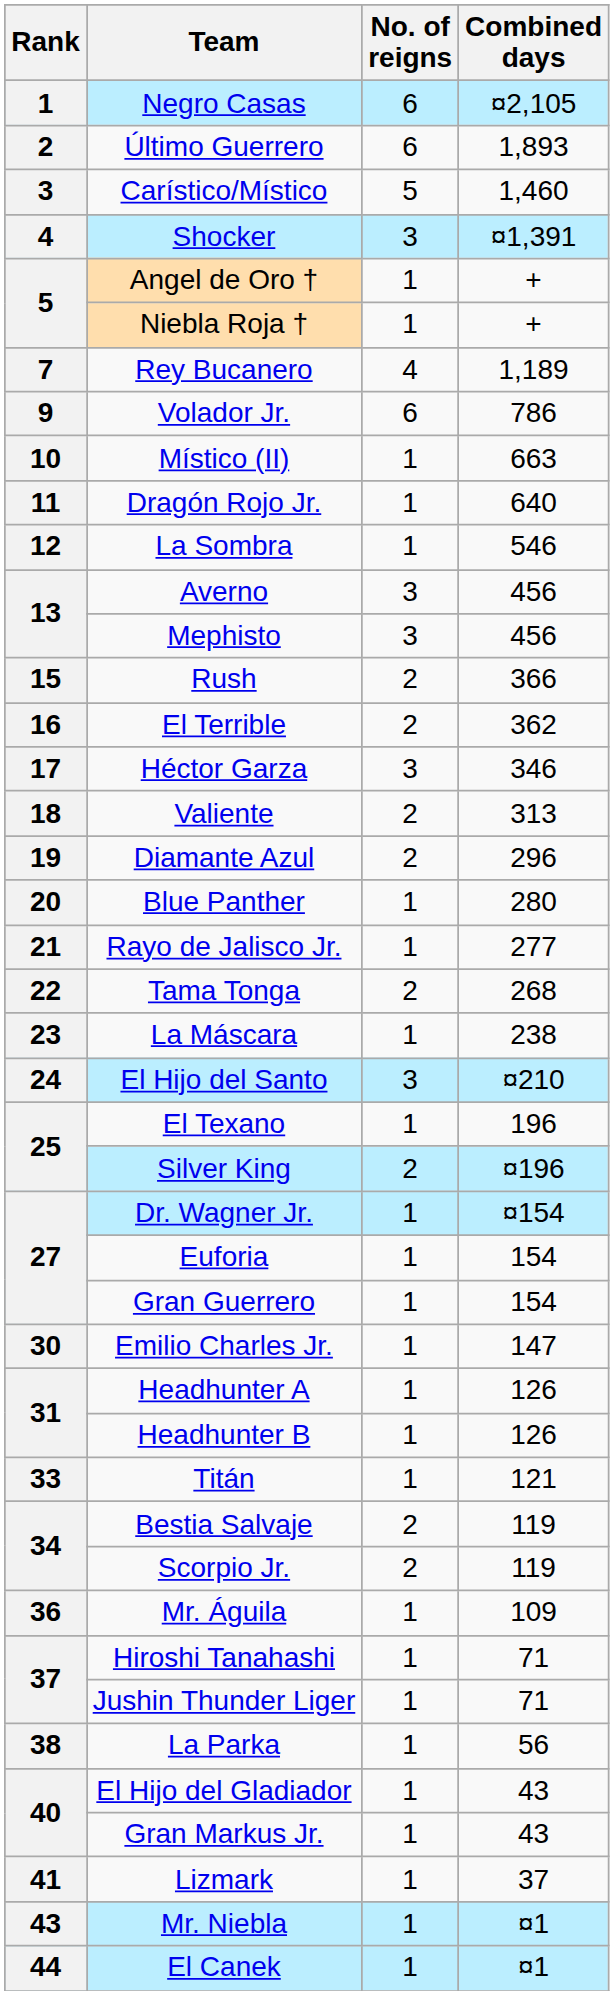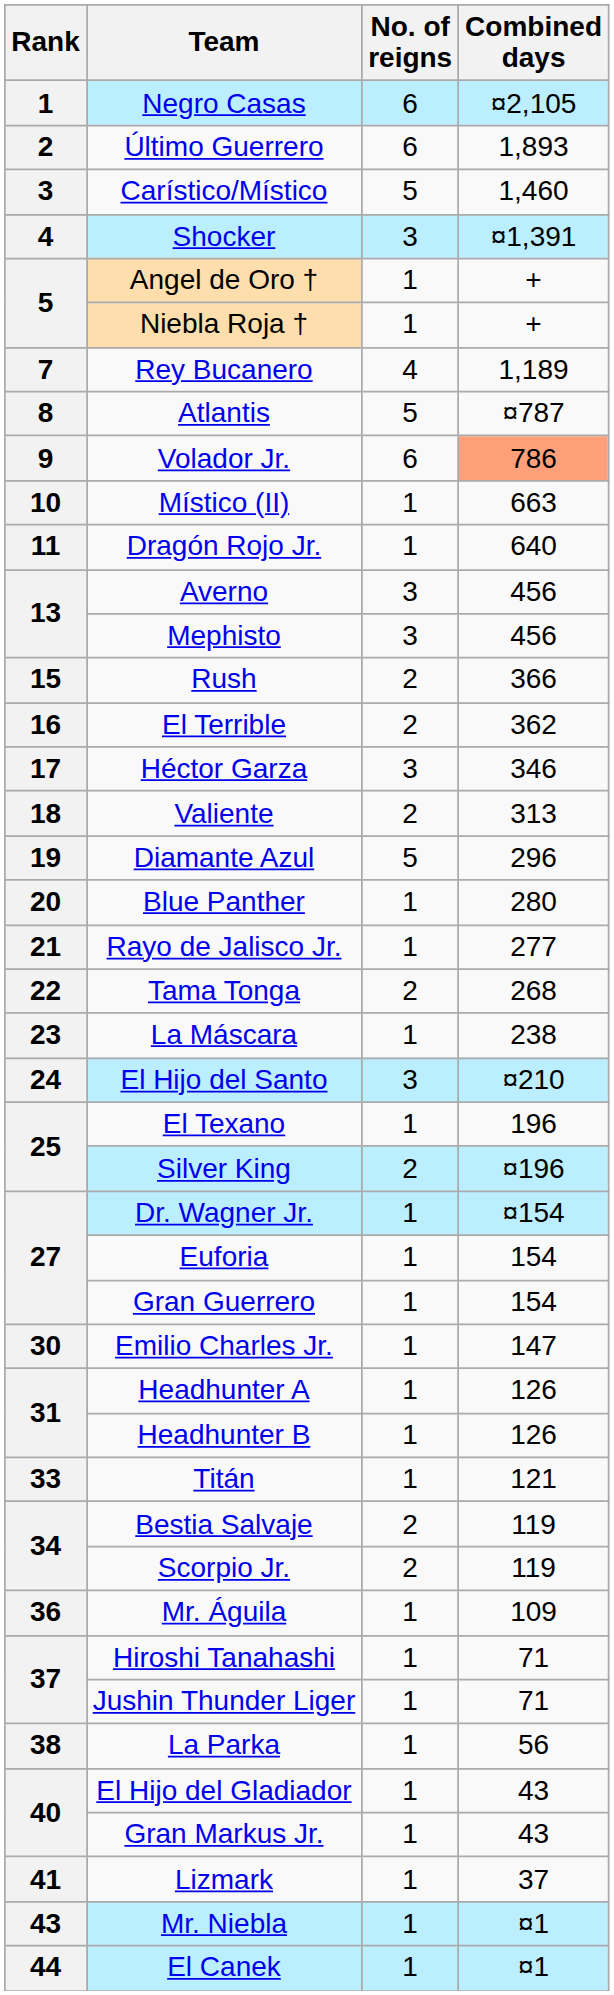+ row: (224, 413)
(534, 413) no background -> (534, 457) lightsalmon background
- row: (224, 546)
(410, 857) 2 -> (410, 857) 5
